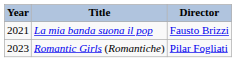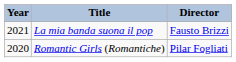(18, 48) 2023 -> (18, 48) 2020
